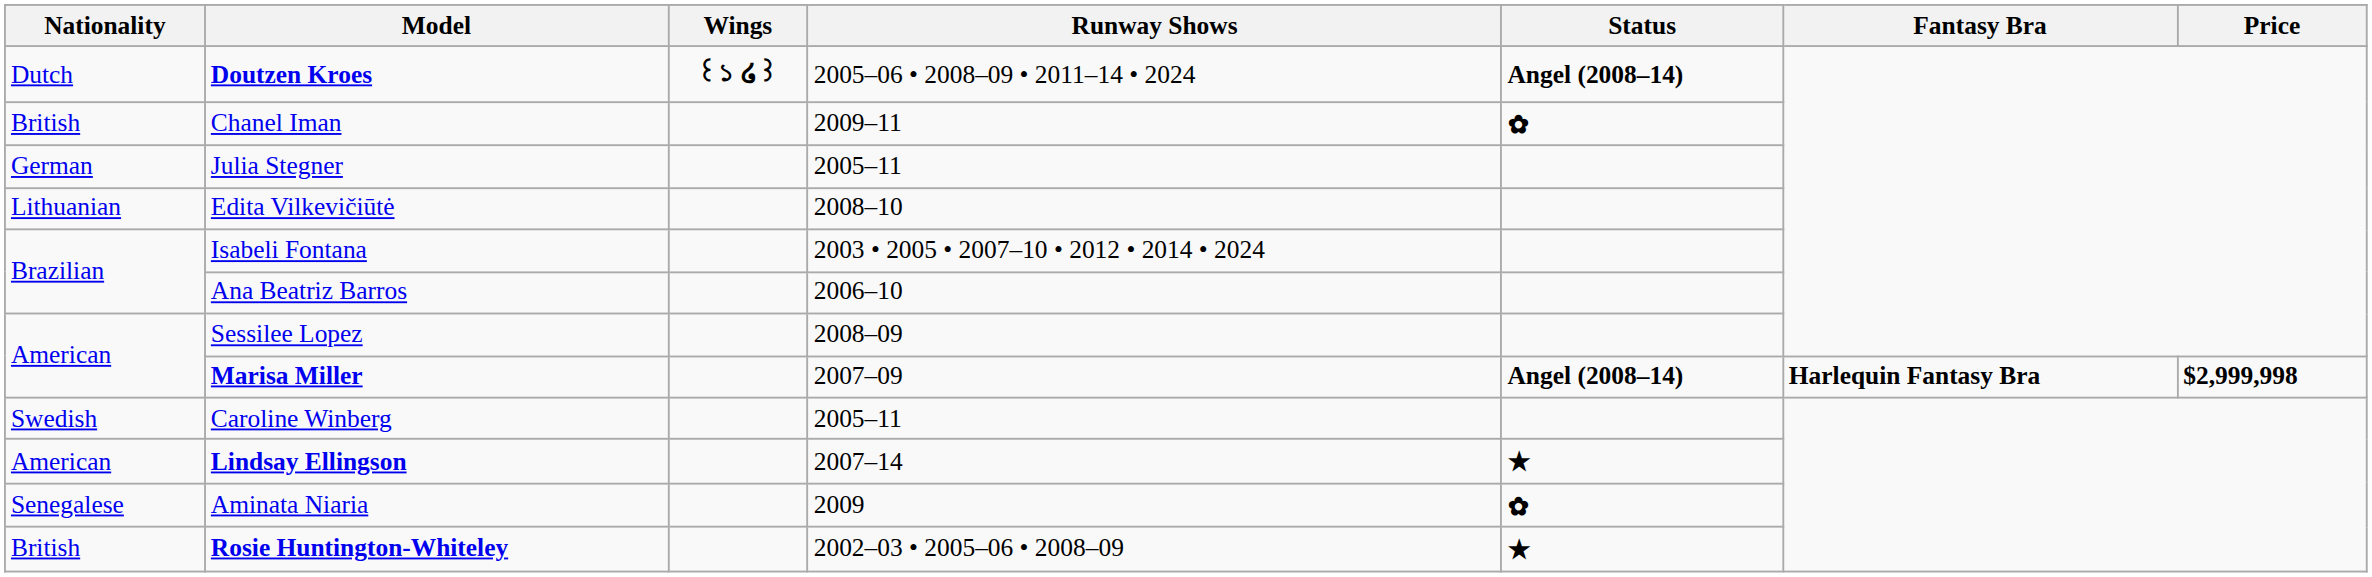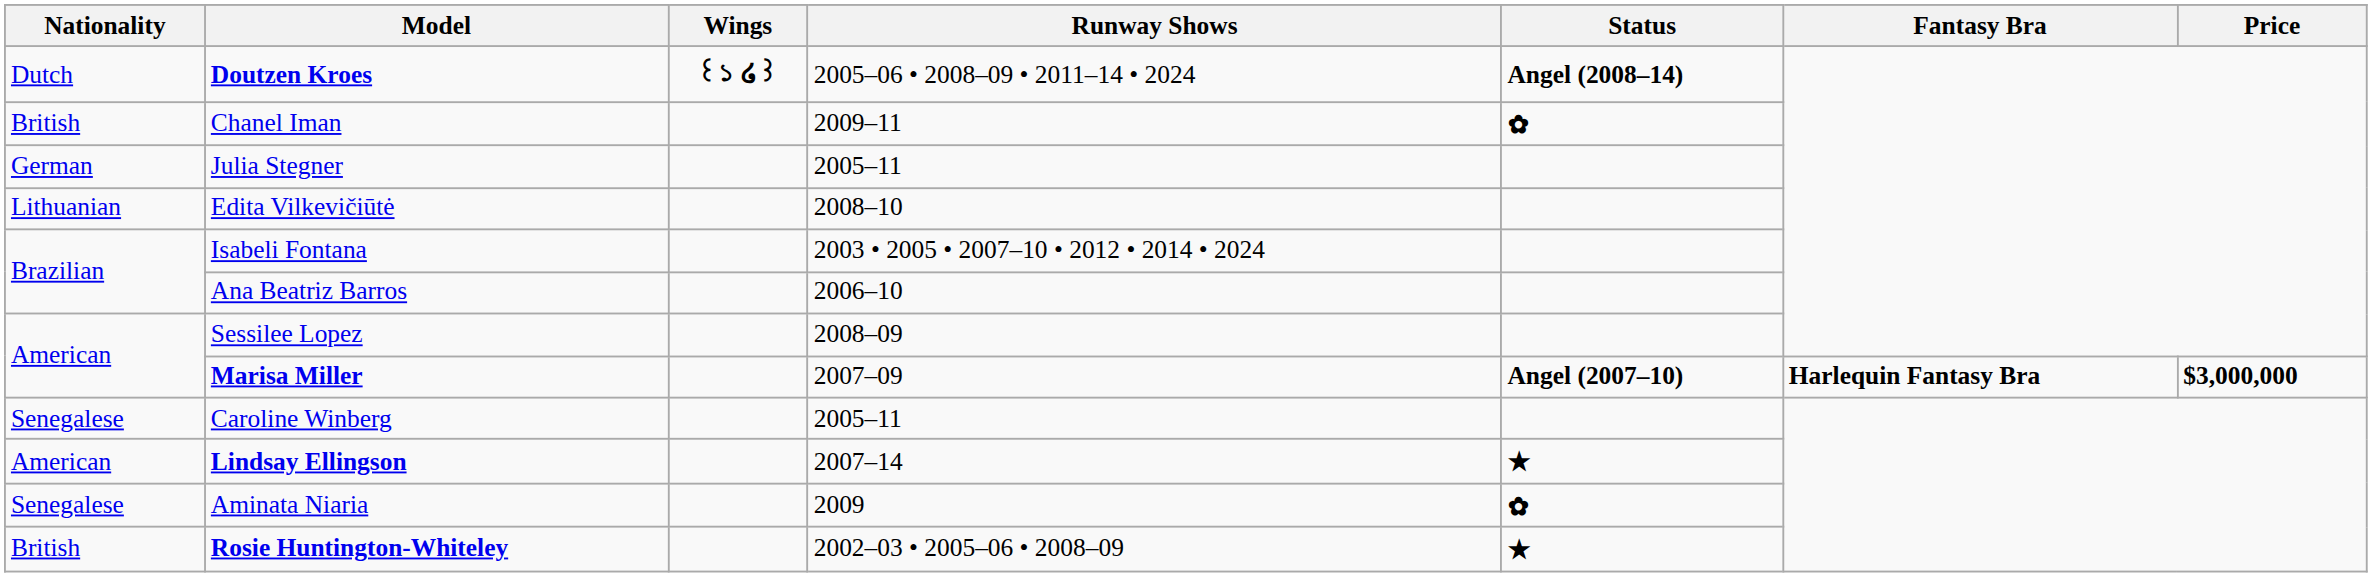(1595, 375) Angel (2008–14) -> (1595, 375) Angel (2007–10)
(2241, 375) $2,999,998 -> (2241, 375) $3,000,000
(54, 417) Swedish -> (67, 417) Senegalese
